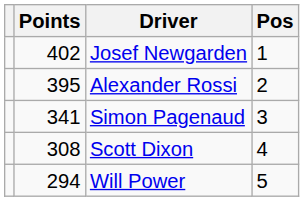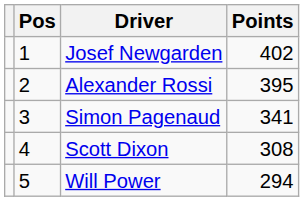columns swapped: (275, 21) <-> (50, 21)
